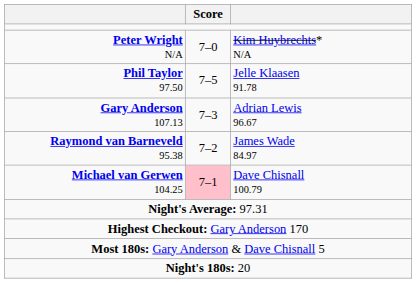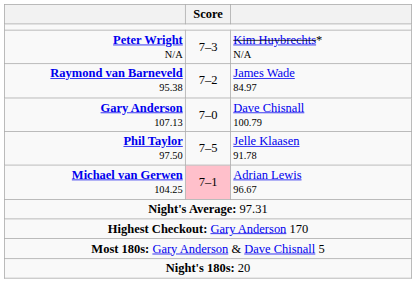(208, 46) 7–0 -> (208, 46) 7–3
rows swapped: (153, 80) <-> (117, 148)
(208, 114) 7–3 -> (208, 114) 7–0
(267, 114) Adrian Lewis 96.67 -> (269, 114) Dave Chisnall 100.79
(269, 182) Dave Chisnall 100.79 -> (267, 182) Adrian Lewis 96.67
